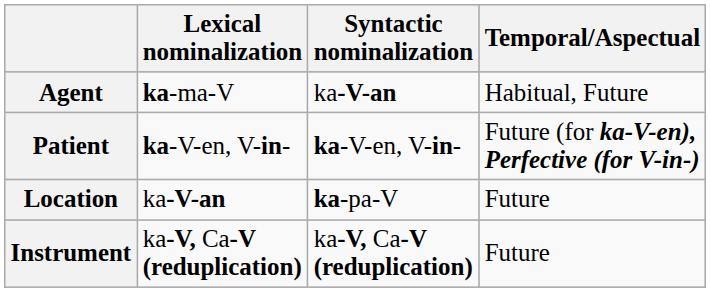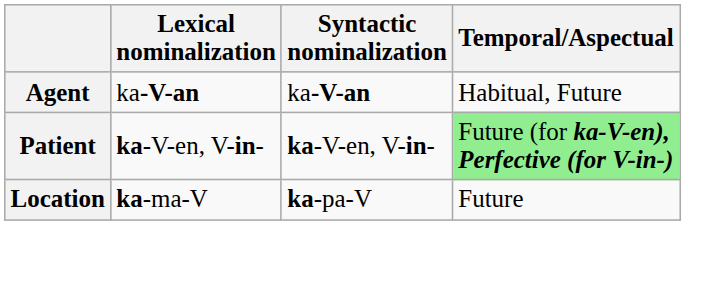(188, 91) ka-ma-V -> (158, 91) ka-V-an
(592, 145) no background -> (566, 145) lightgreen background
(184, 199) ka-V-an -> (162, 199) ka-ma-V
- row: (71, 252)
